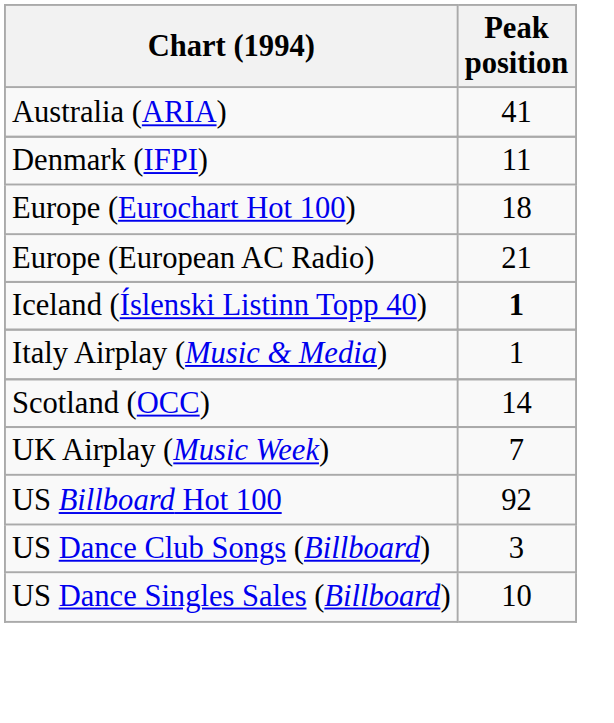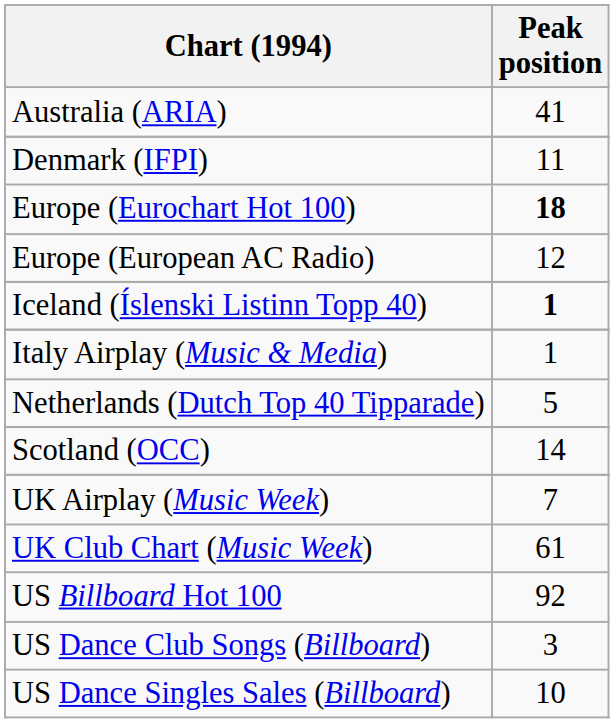(516, 208) normal -> (550, 208) bold
(516, 256) 21 -> (550, 256) 12
+ row: (248, 402)
+ row: (192, 547)
